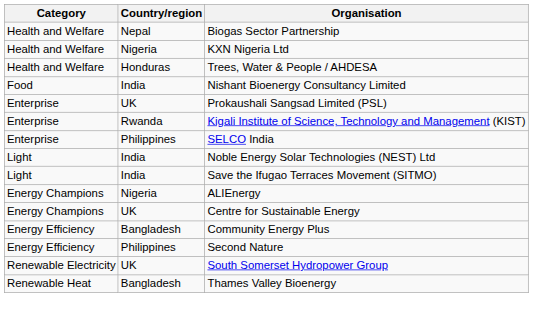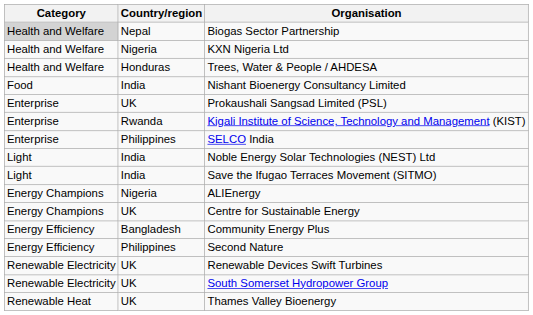(55, 31) no background -> (55, 31) lightgrey background
+ row: (295, 265)
(151, 283) Bangladesh -> (129, 301) UK
